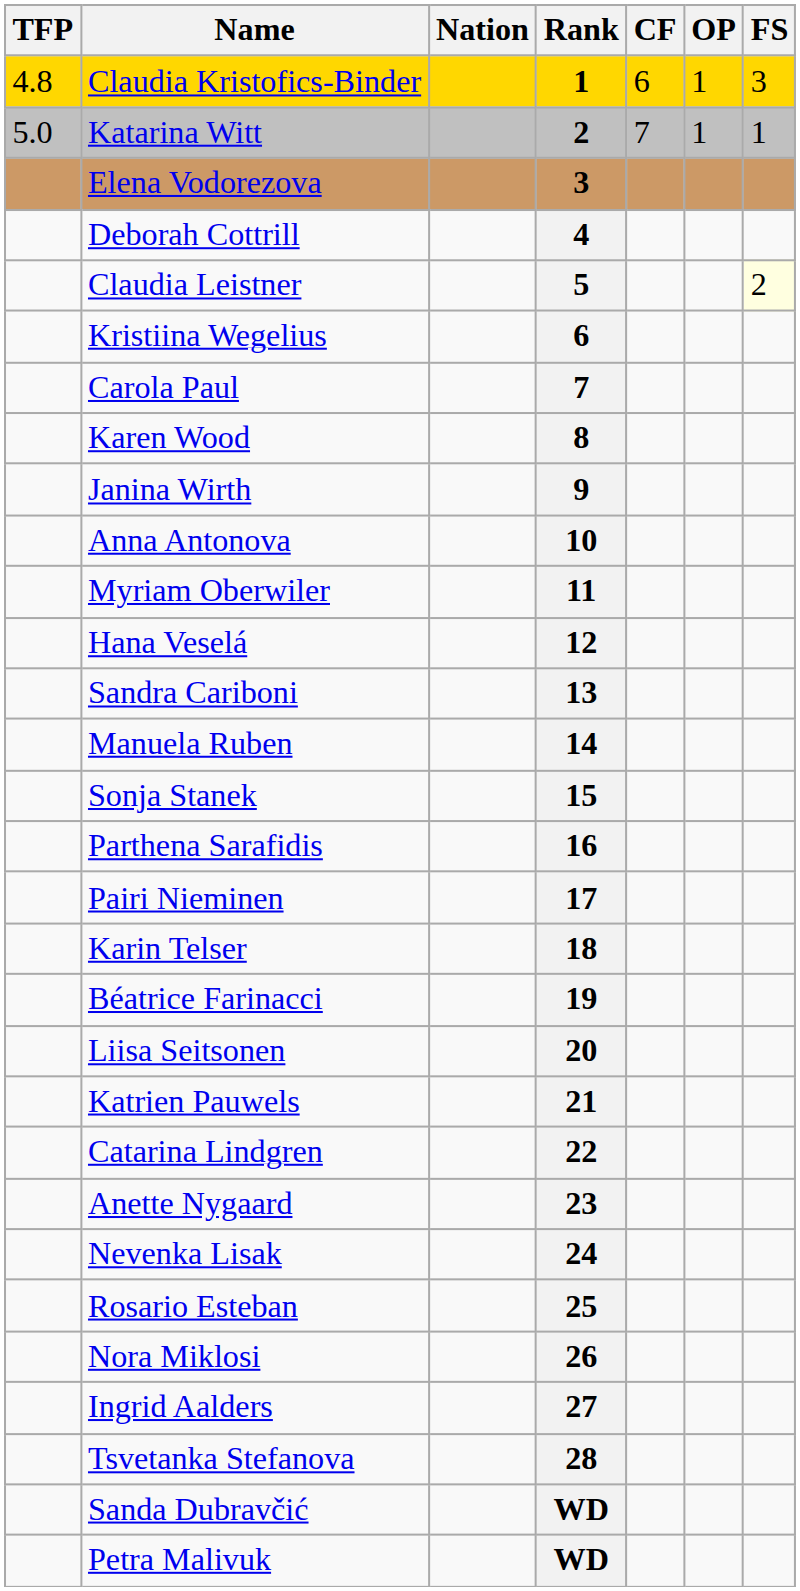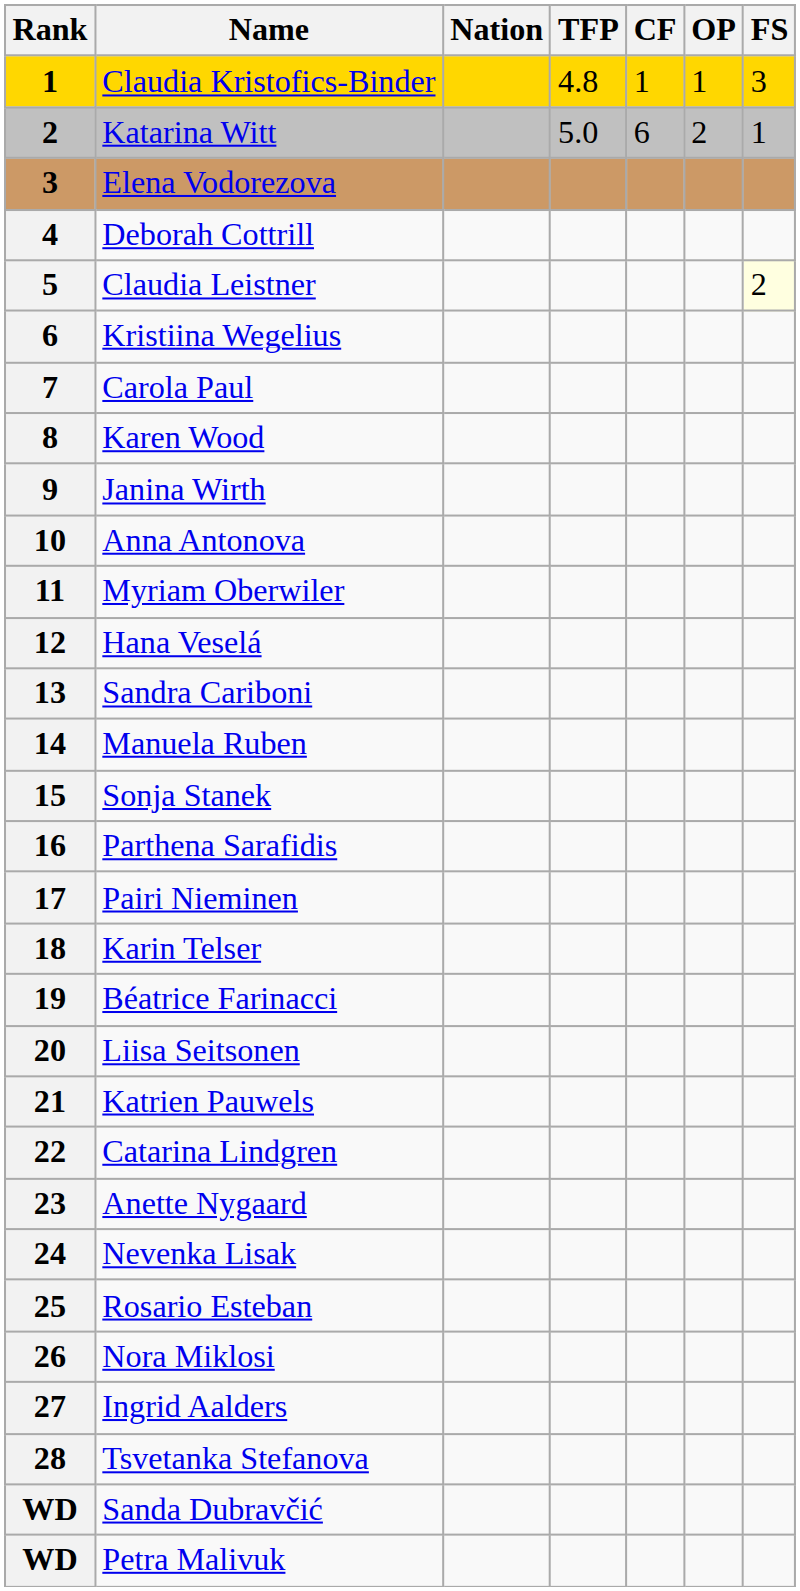columns swapped: (581, 30) <-> (43, 30)
(642, 81) 6 -> (642, 81) 1
(642, 132) 7 -> (642, 132) 6
(699, 132) 1 -> (699, 132) 2
